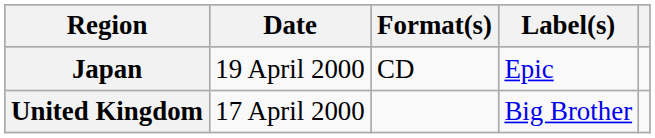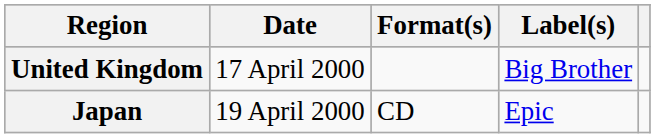rows swapped: (107, 111) <-> (107, 68)
